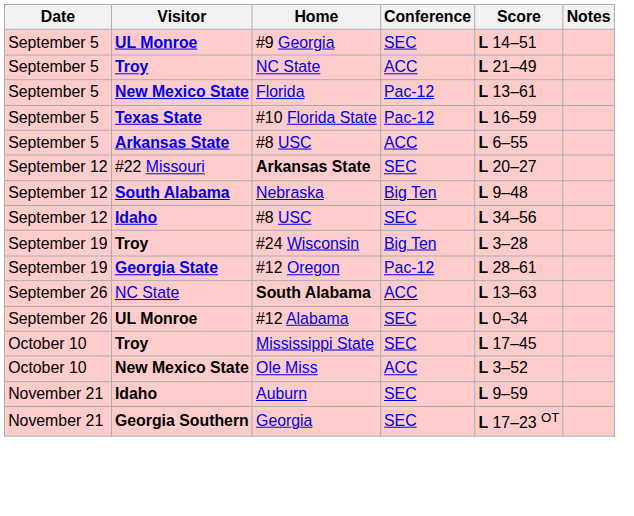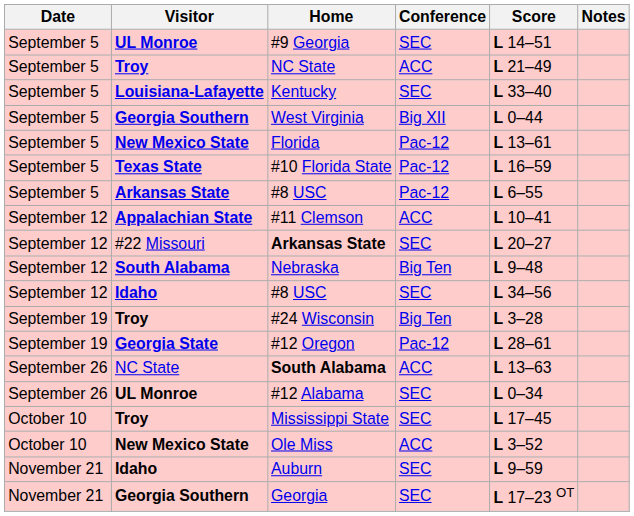+ row: (189, 92)
+ row: (182, 117)
(401, 142) ACC -> (424, 192) Pac-12
+ row: (184, 218)
